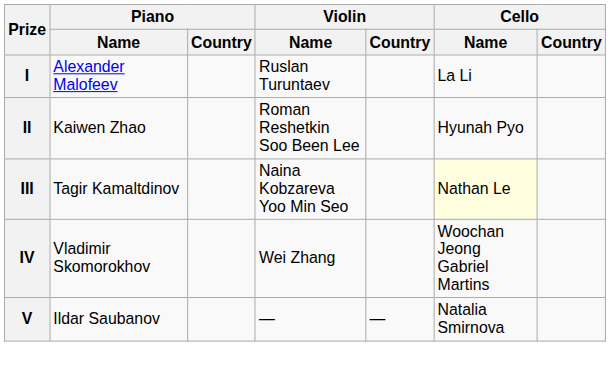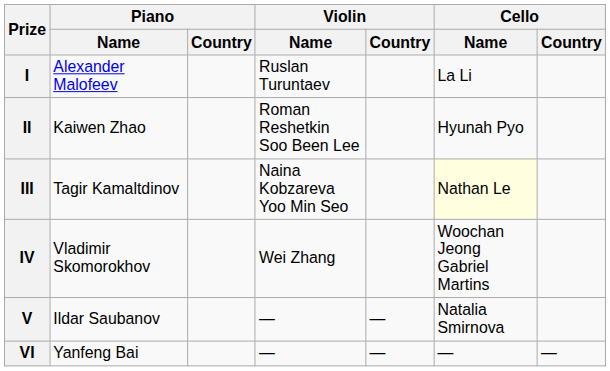+ row: (27, 353)
